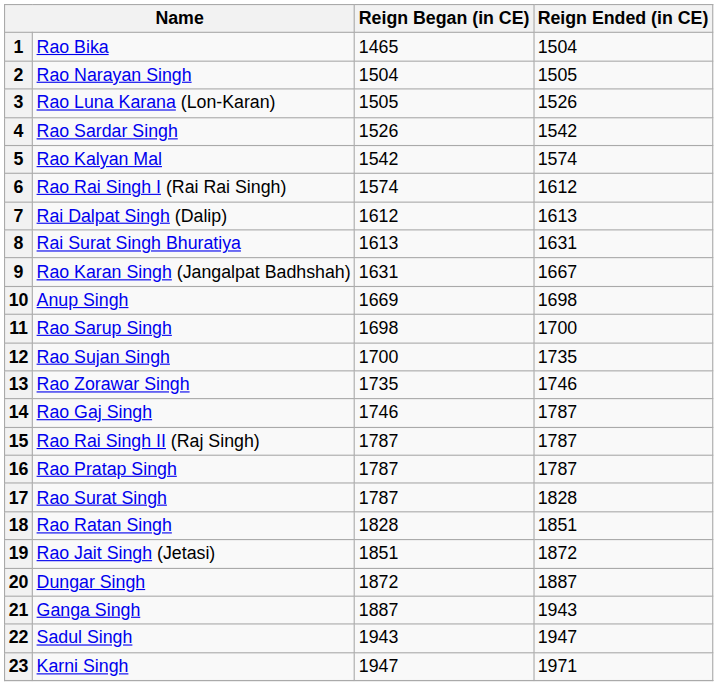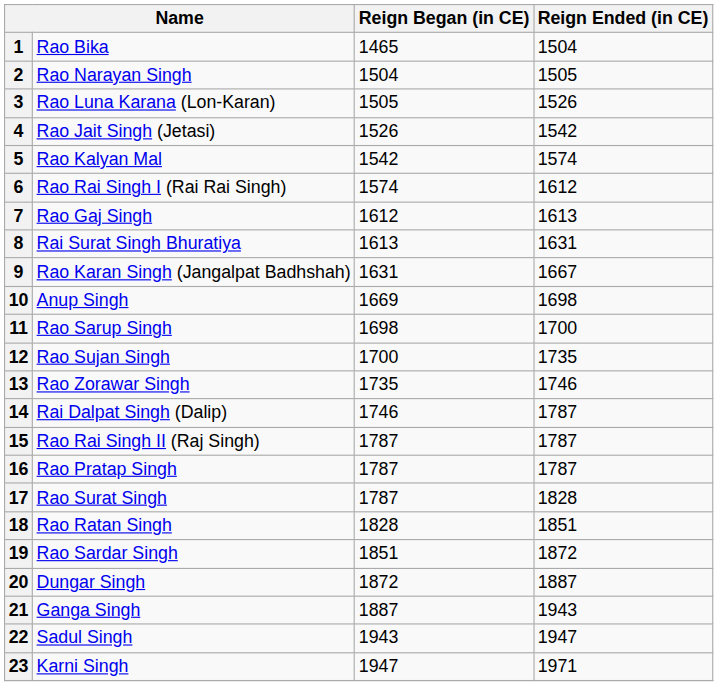(107, 131) Rao Sardar Singh -> (126, 131) Rao Jait Singh (Jetasi)
(132, 215) Rai Dalpat Singh (Dalip) -> (94, 215) Rao Gaj Singh
(94, 412) Rao Gaj Singh -> (132, 412) Rai Dalpat Singh (Dalip)
(126, 553) Rao Jait Singh (Jetasi) -> (107, 553) Rao Sardar Singh
